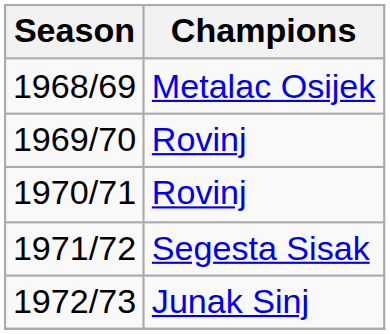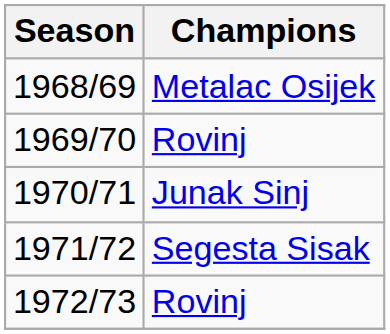(199, 193) Rovinj -> (230, 193) Junak Sinj
(230, 301) Junak Sinj -> (199, 301) Rovinj
